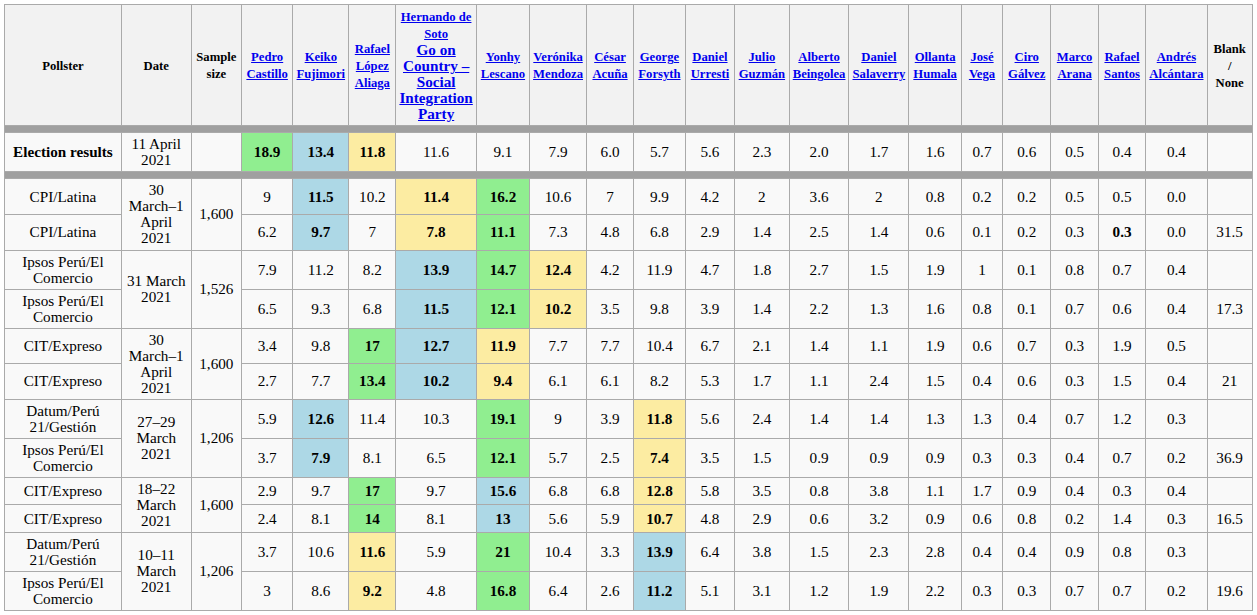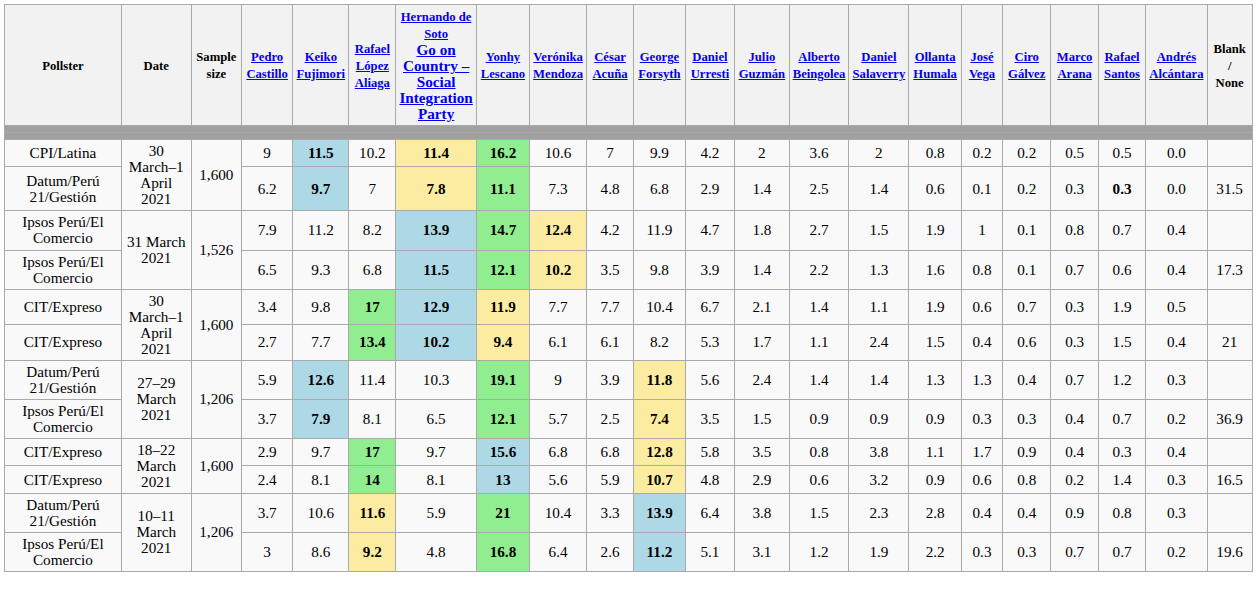- row: (156, 152)
(63, 232) CPI/Latina -> (63, 188) Datum/Perú 21/Gestión
(436, 345) 12.7 -> (436, 306) 12.9
